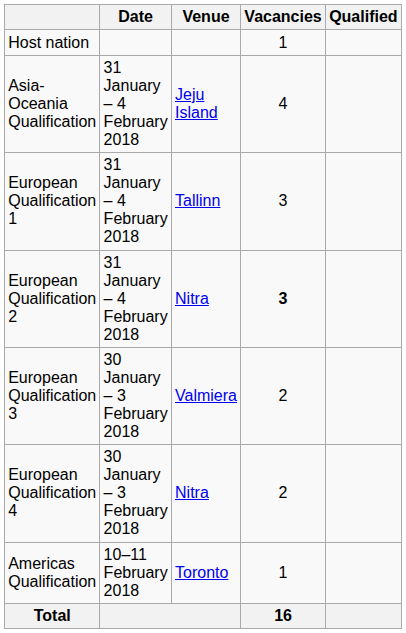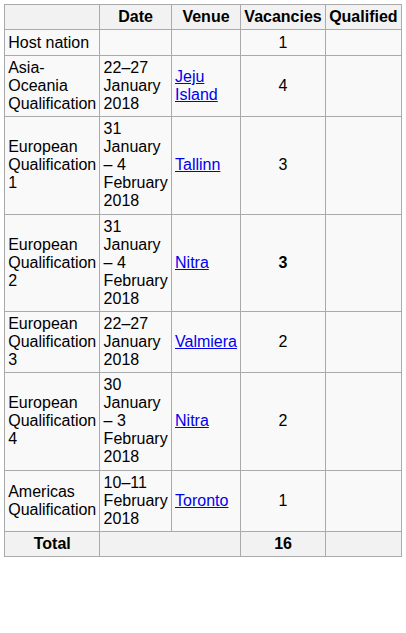(136, 103) 31 January – 4 February 2018 -> (132, 85) 22–27 January 2018
(136, 396) 30 January – 3 February 2018 -> (132, 342) 22–27 January 2018
